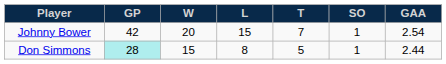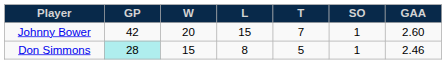(413, 31) 2.54 -> (413, 31) 2.60
(413, 50) 2.44 -> (413, 50) 2.46
